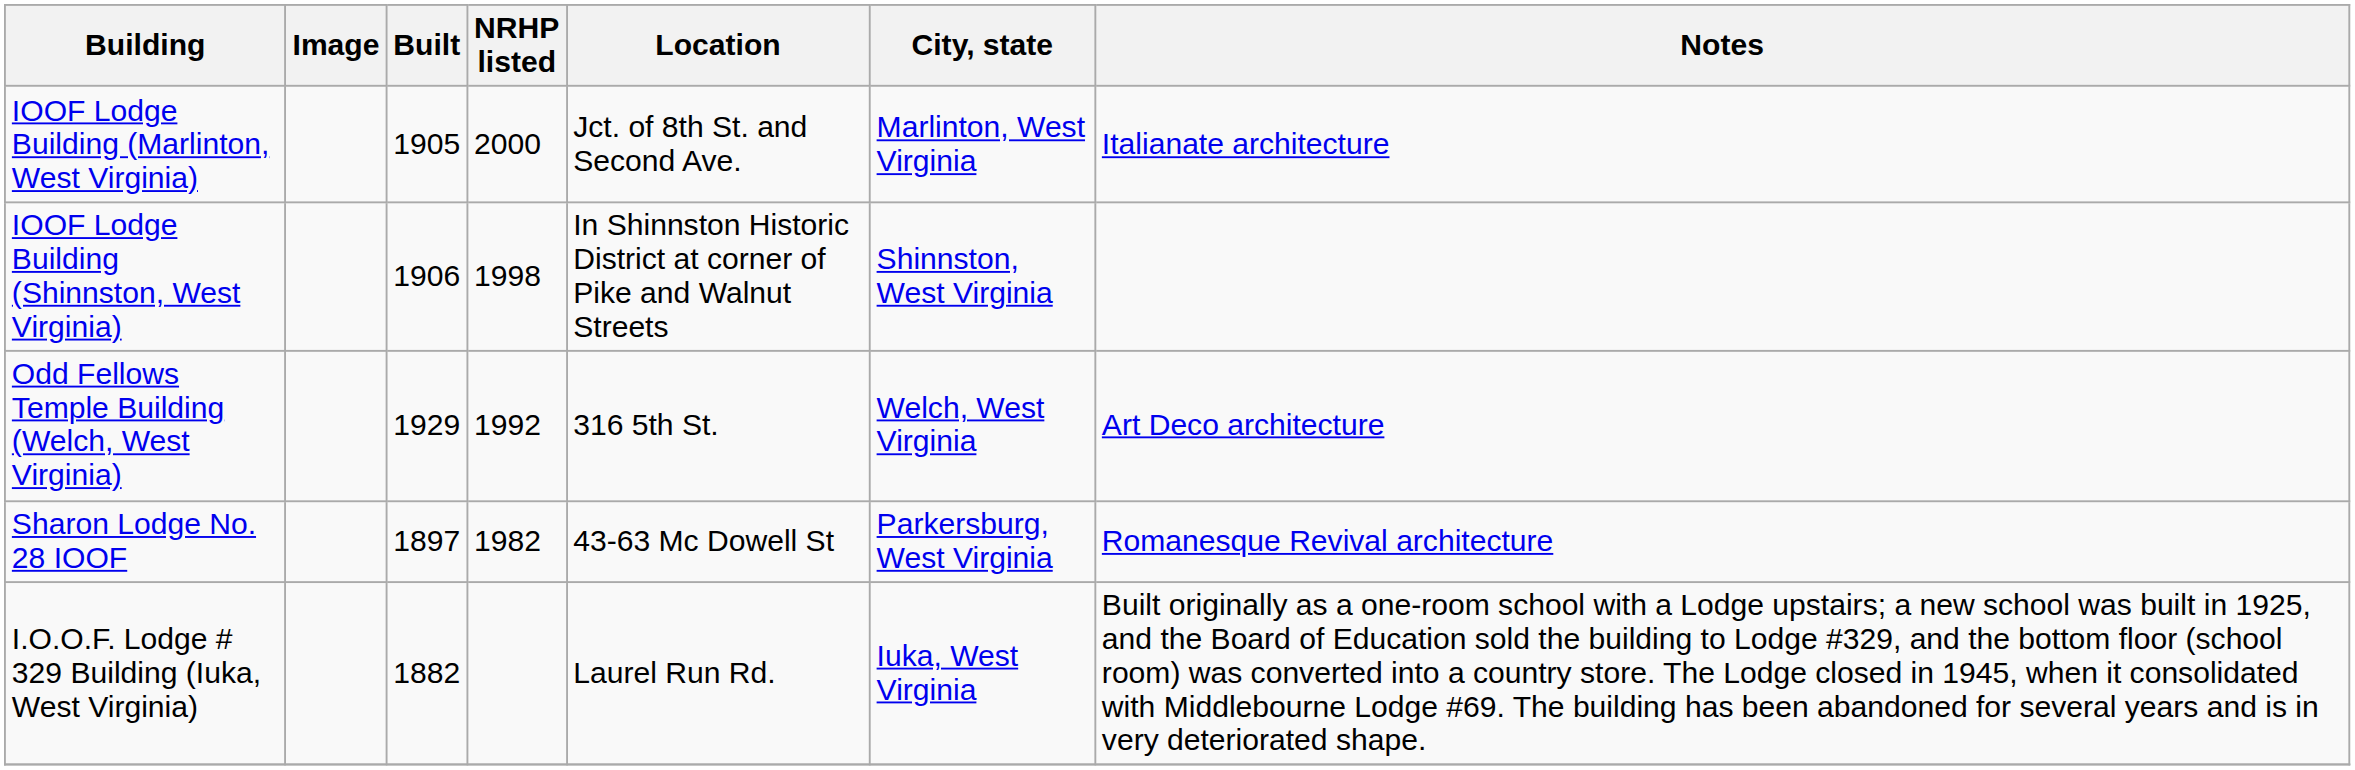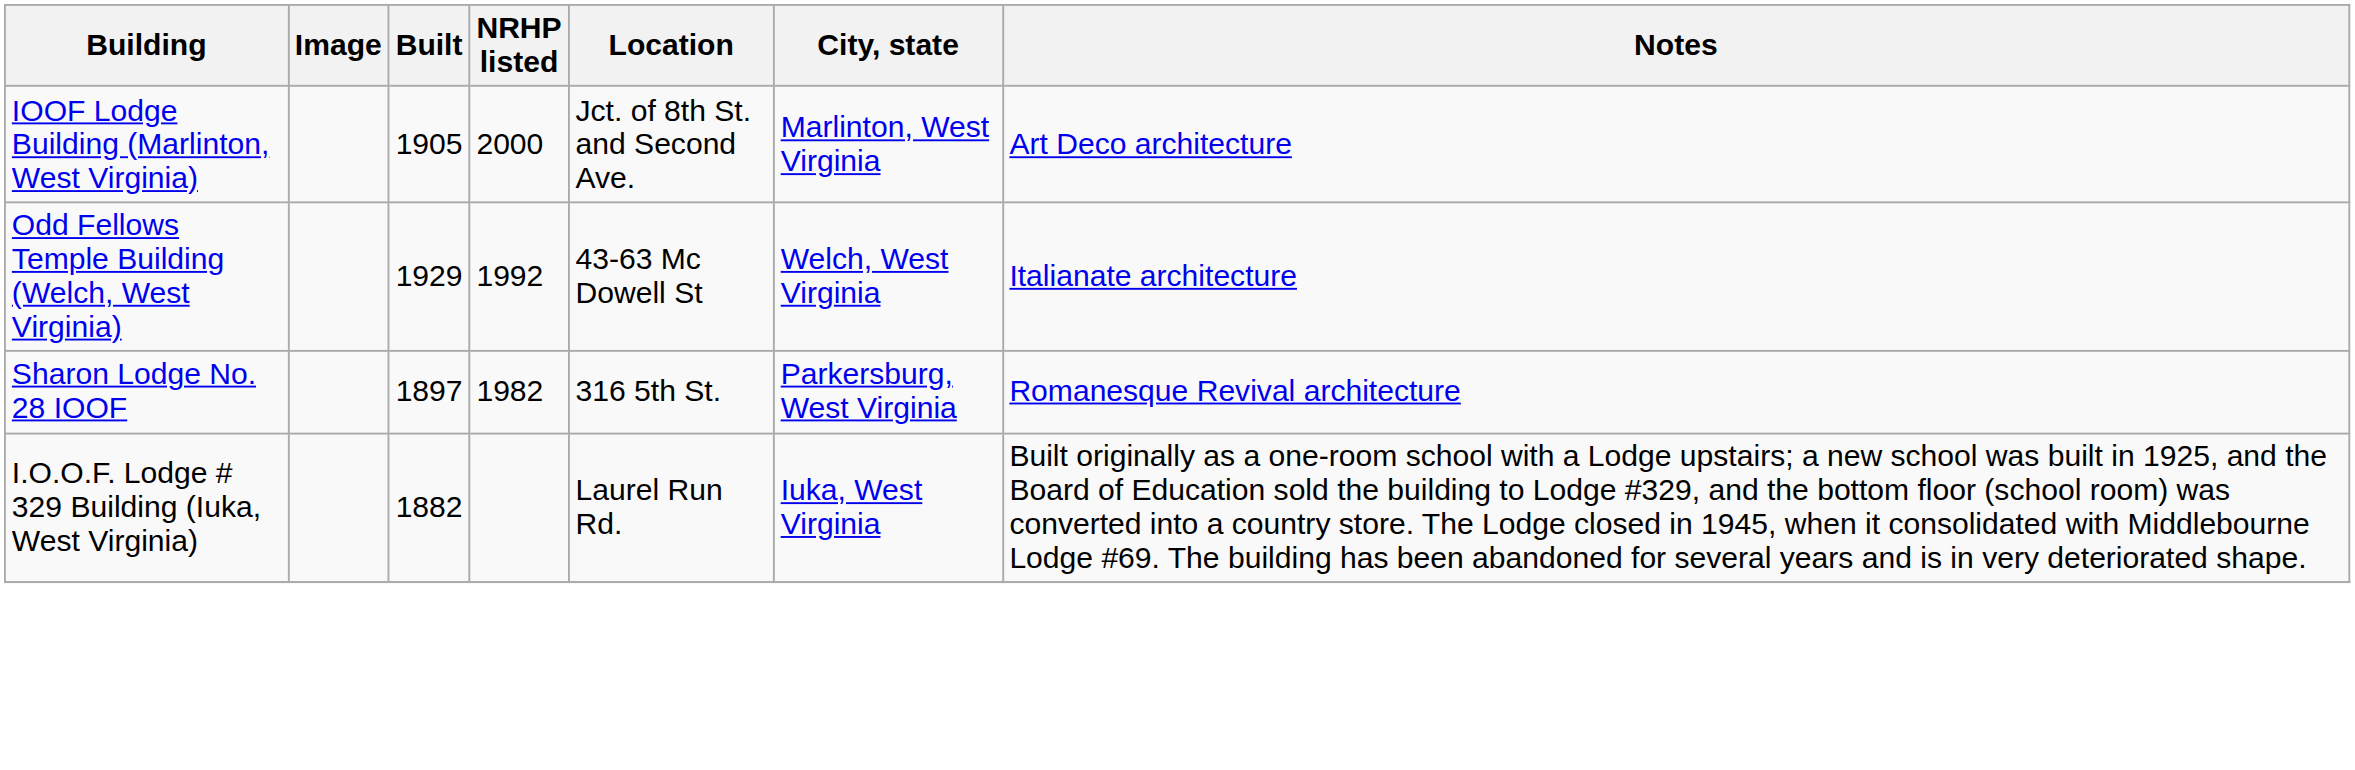(1246, 143) Italianate architecture -> (1151, 143) Art Deco architecture
- row: (126, 276)
(646, 425) 316 5th St. -> (639, 276) 43-63 Mc Dowell St
(1243, 425) Art Deco architecture -> (1153, 276) Italianate architecture
(704, 540) 43-63 Mc Dowell St -> (648, 391) 316 5th St.
